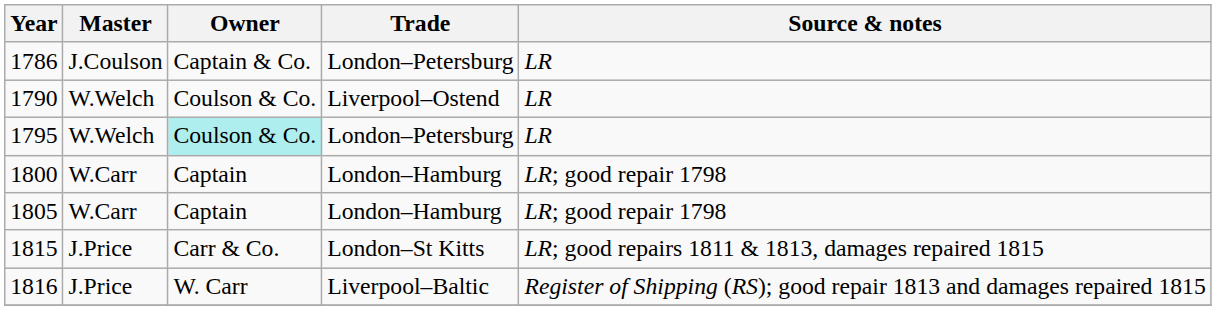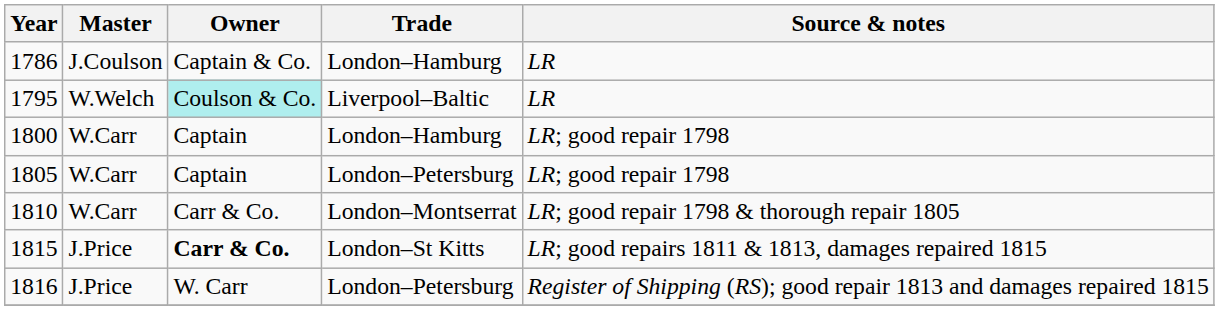(420, 60) London–Petersburg -> (414, 60) London–Hamburg
- row: (34, 98)
(420, 135) London–Petersburg -> (408, 98) Liverpool–Baltic
(414, 211) London–Hamburg -> (420, 173) London–Petersburg
+ row: (34, 211)
(226, 248) normal -> (231, 248) bold
(408, 286) Liverpool–Baltic -> (420, 286) London–Petersburg
